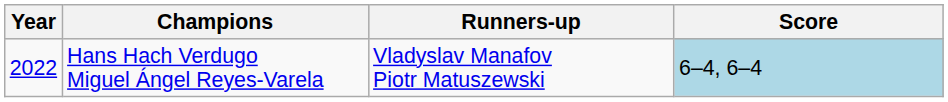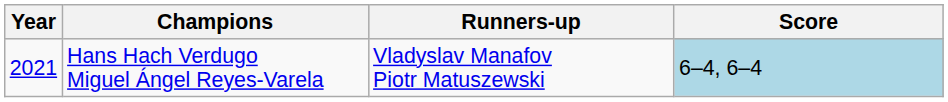(33, 67) 2022 -> (33, 67) 2021
